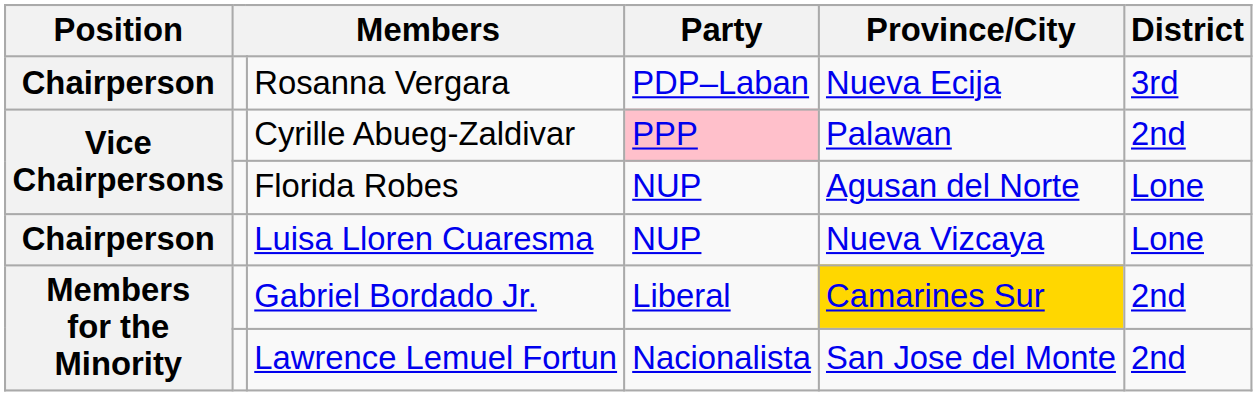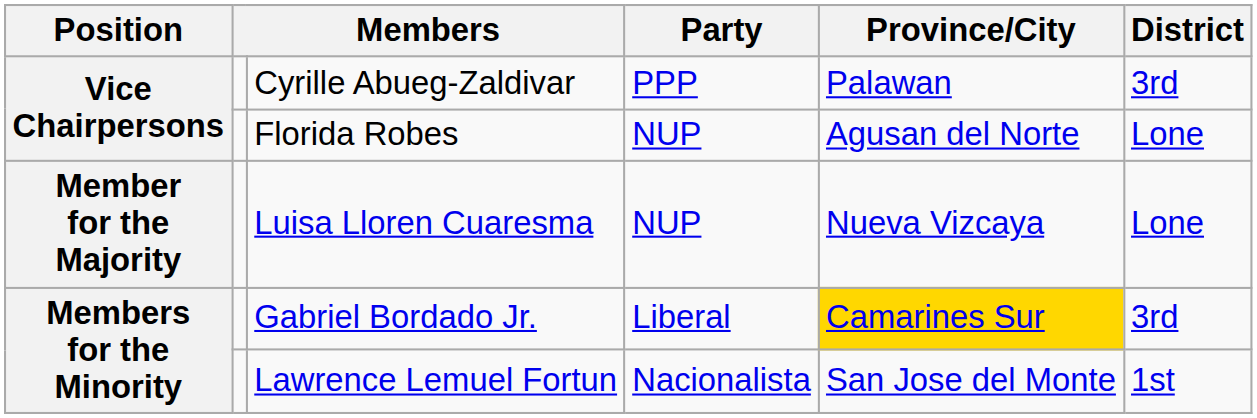- row: (382, 82)
(665, 134) pink background -> (665, 82) no background
(1158, 134) 2nd -> (1155, 82) 3rd
(118, 238) Chairperson -> (118, 223) Member for the Majority
(1158, 296) 2nd -> (1155, 317) 3rd
(1158, 358) 2nd -> (1153, 380) 1st
